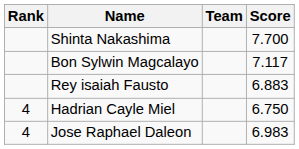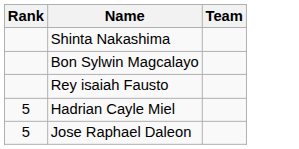- column: (270, 16)
(26, 109) 4 -> (26, 109) 5
(26, 132) 4 -> (26, 132) 5
